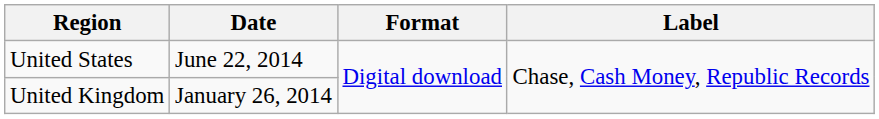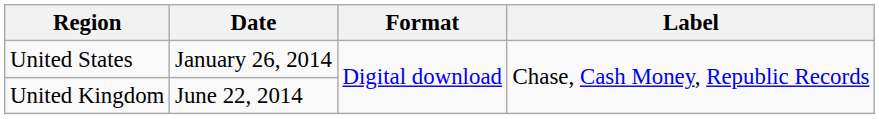(239, 58) June 22, 2014 -> (253, 58) January 26, 2014
(253, 95) January 26, 2014 -> (239, 95) June 22, 2014
